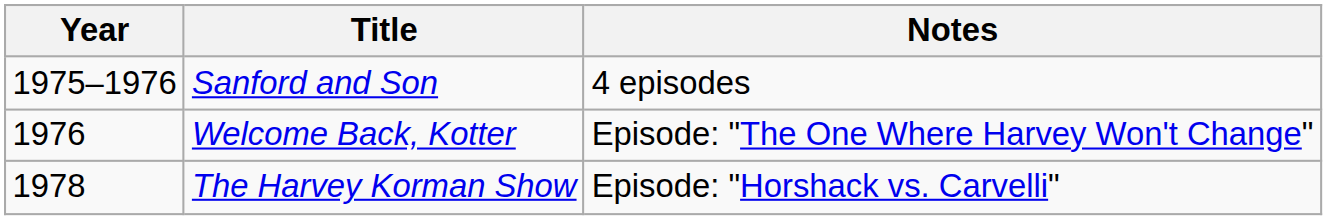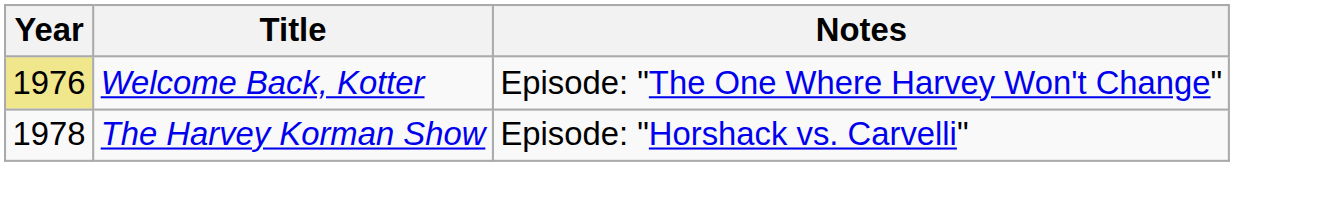- row: (315, 82)
(49, 134) no background -> (49, 82) khaki background
